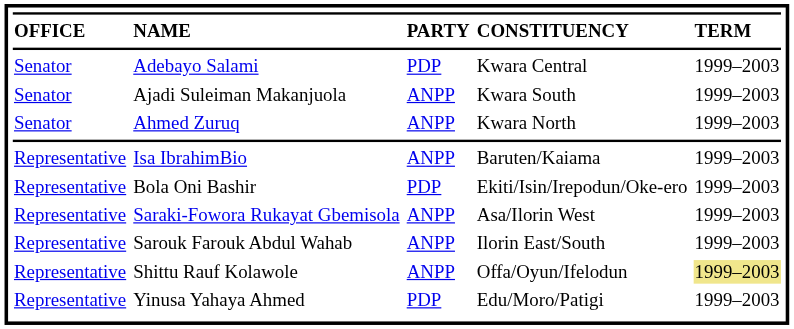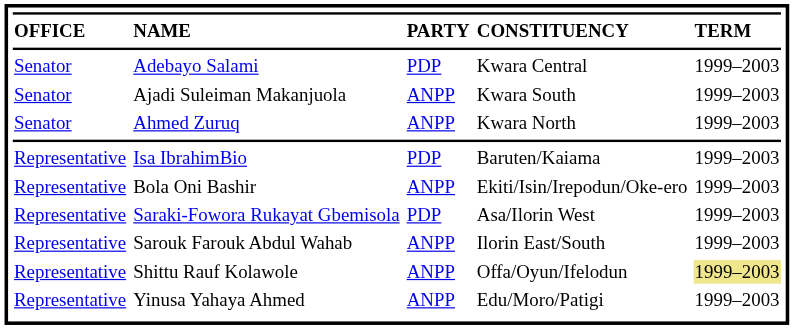(431, 158) ANPP -> (424, 158) PDP
(424, 186) PDP -> (431, 186) ANPP
(431, 215) ANPP -> (424, 215) PDP
(424, 300) PDP -> (431, 300) ANPP
